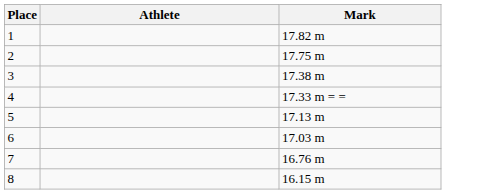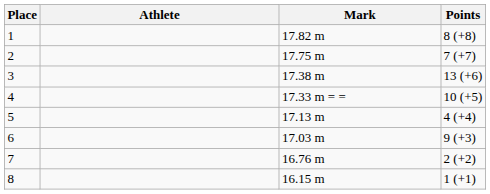+ column: (463, 14)
